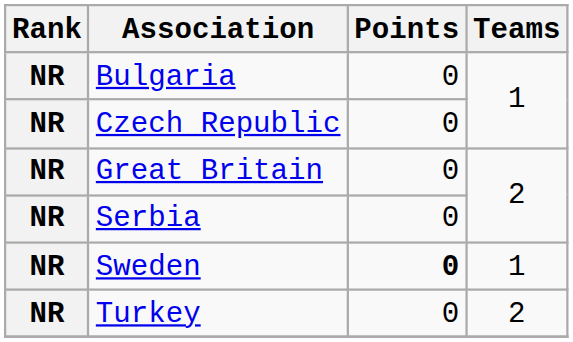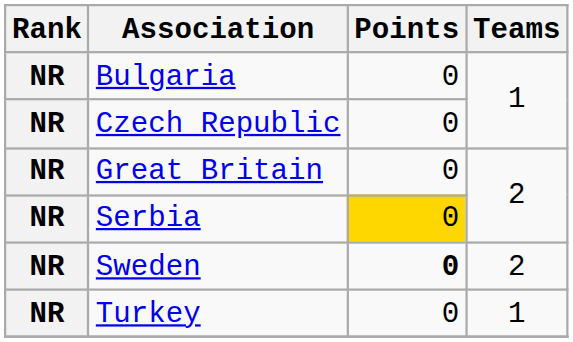(450, 219) no background -> (450, 219) gold background
(517, 266) 1 -> (517, 266) 2
(517, 314) 2 -> (517, 314) 1
